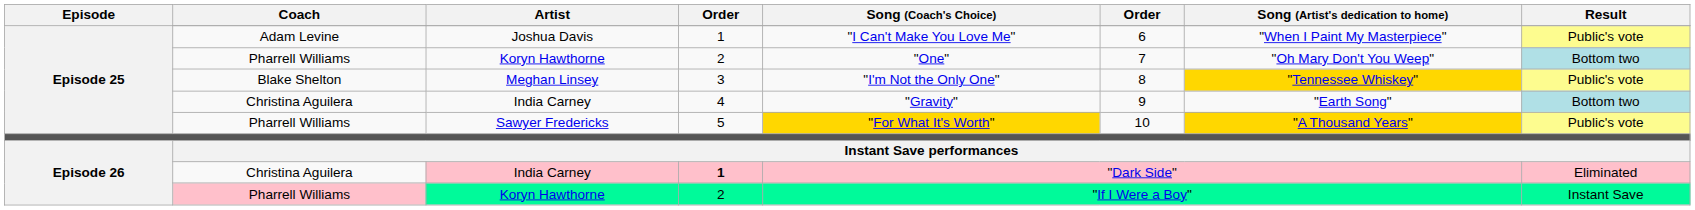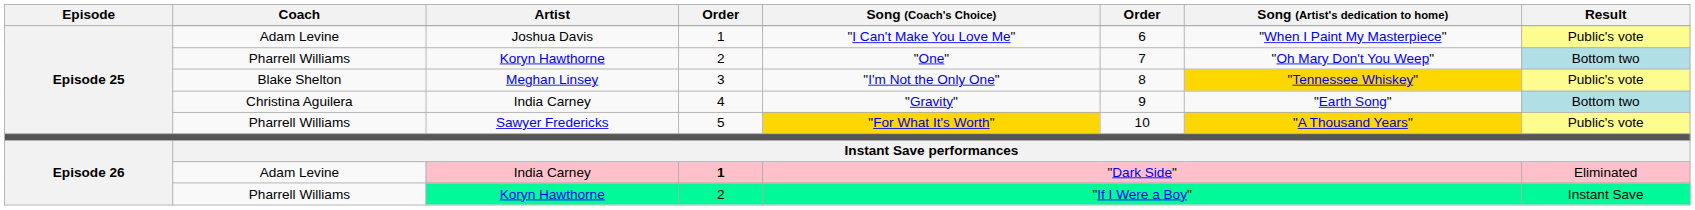(299, 172) Christina Aguilera -> (299, 172) Adam Levine
(299, 194) pink background -> (299, 194) no background
